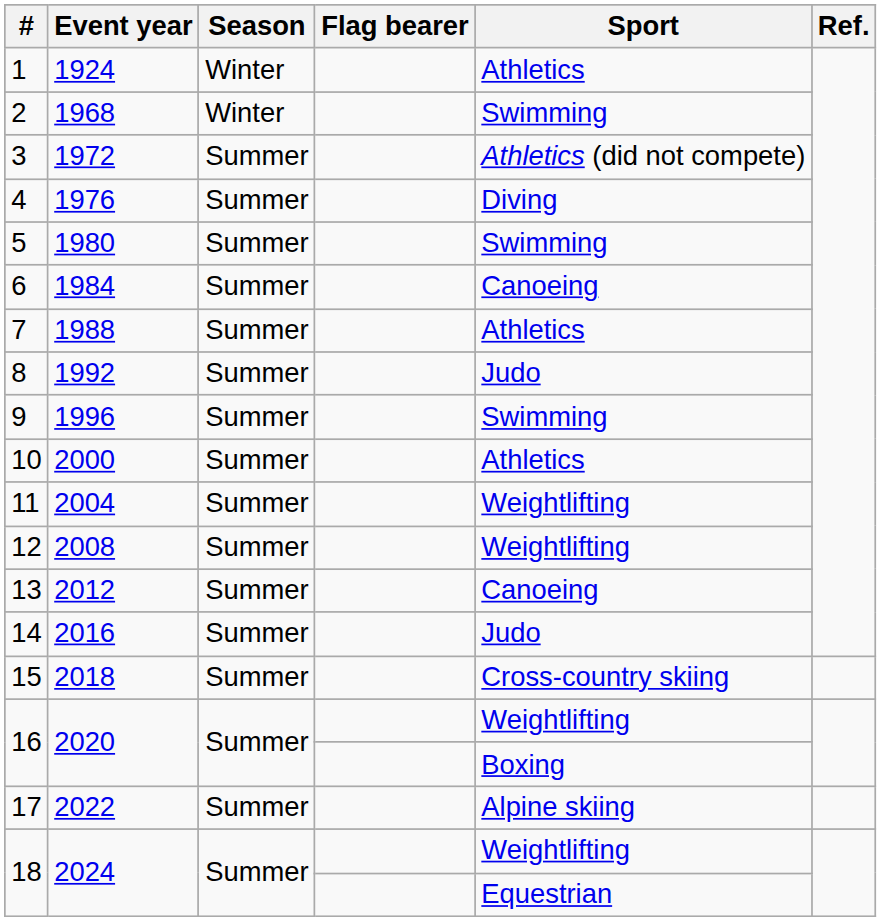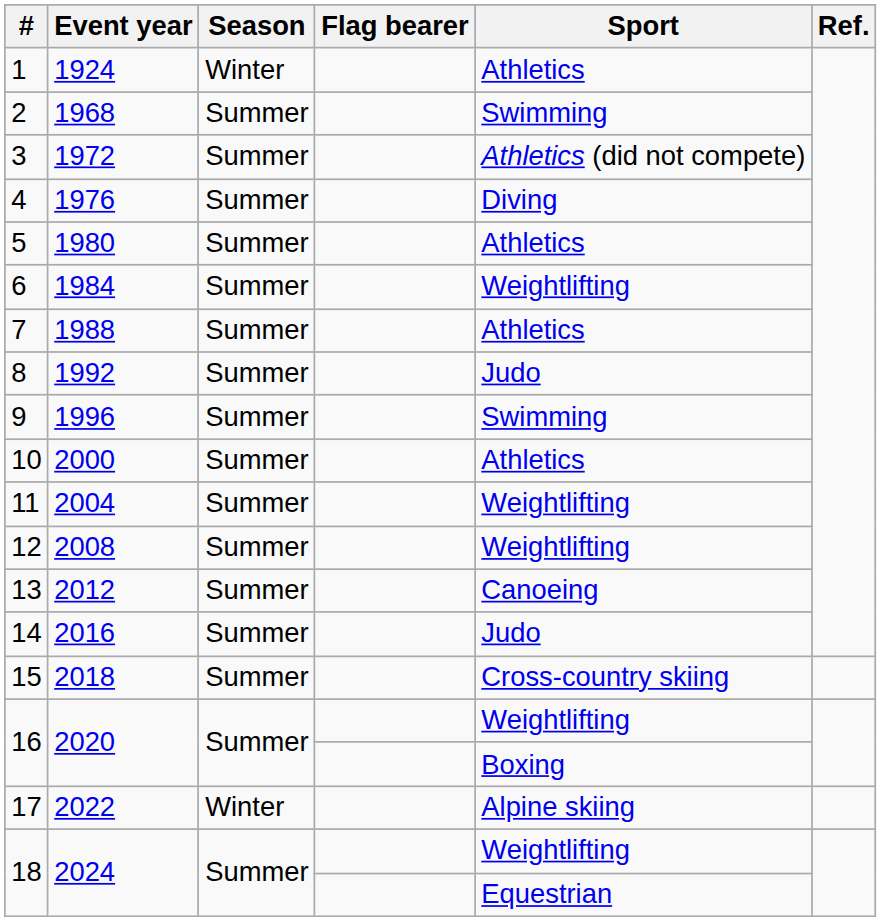(245, 112) Winter -> (257, 112) Summer
(544, 243) Swimming -> (533, 243) Athletics
(540, 286) Canoeing -> (556, 286) Weightlifting
(257, 807) Summer -> (245, 807) Winter
